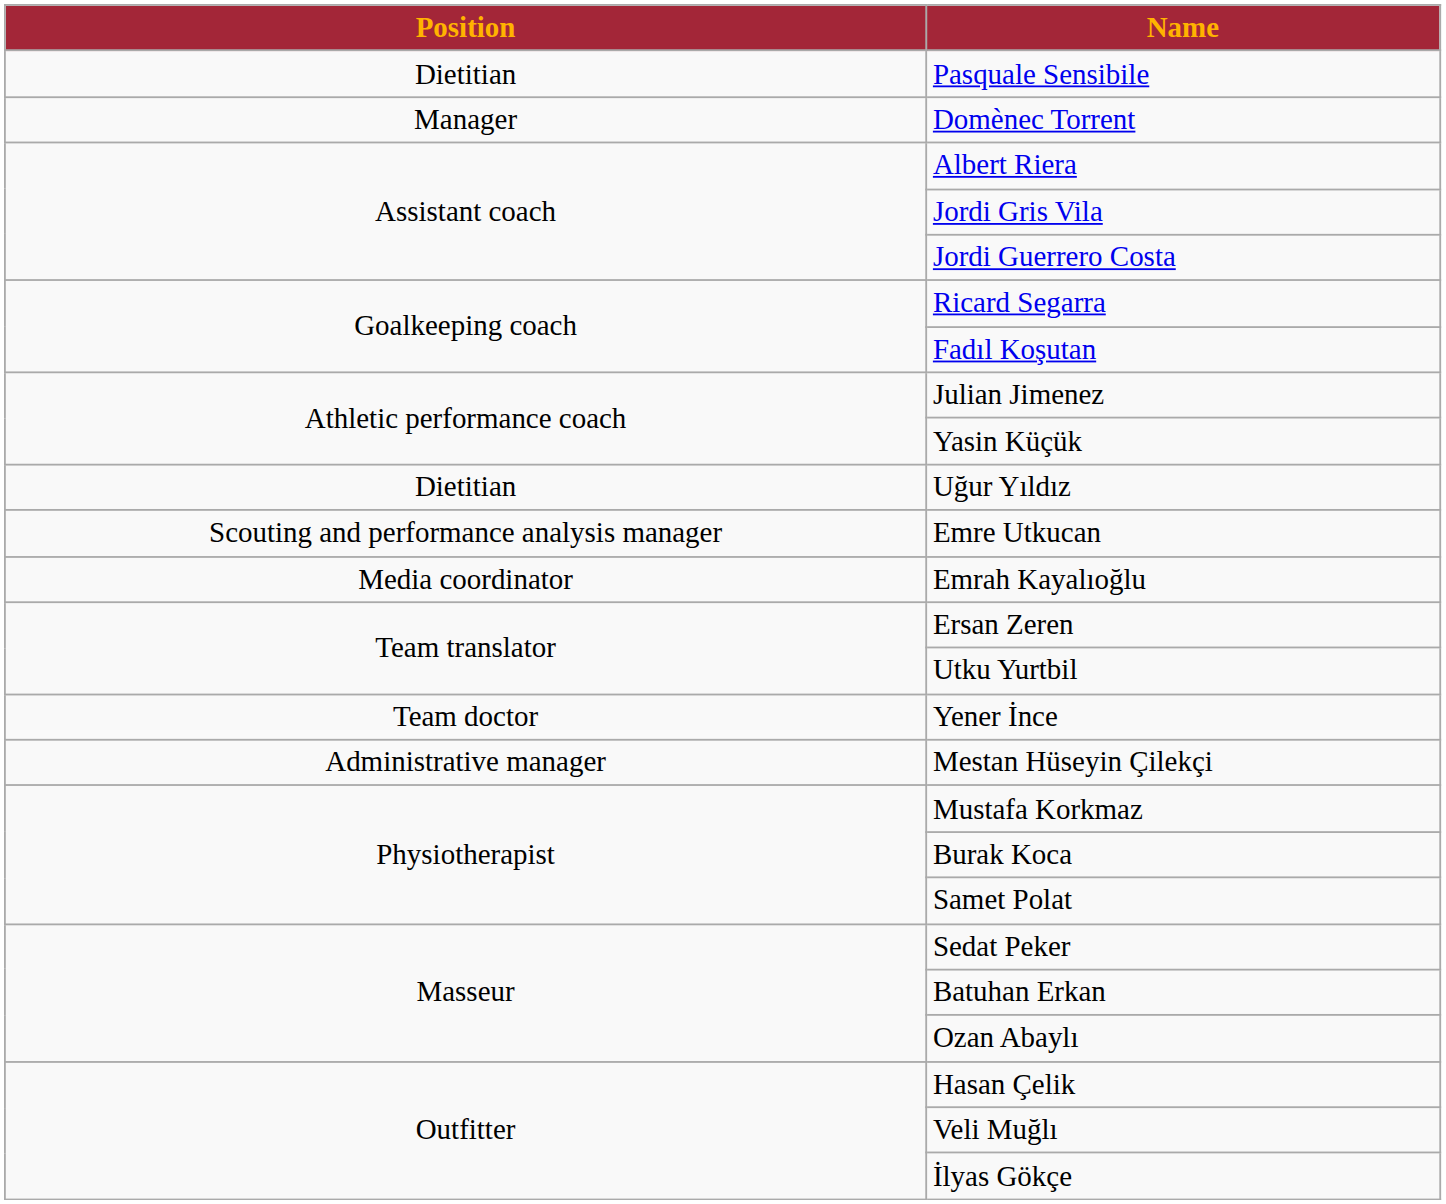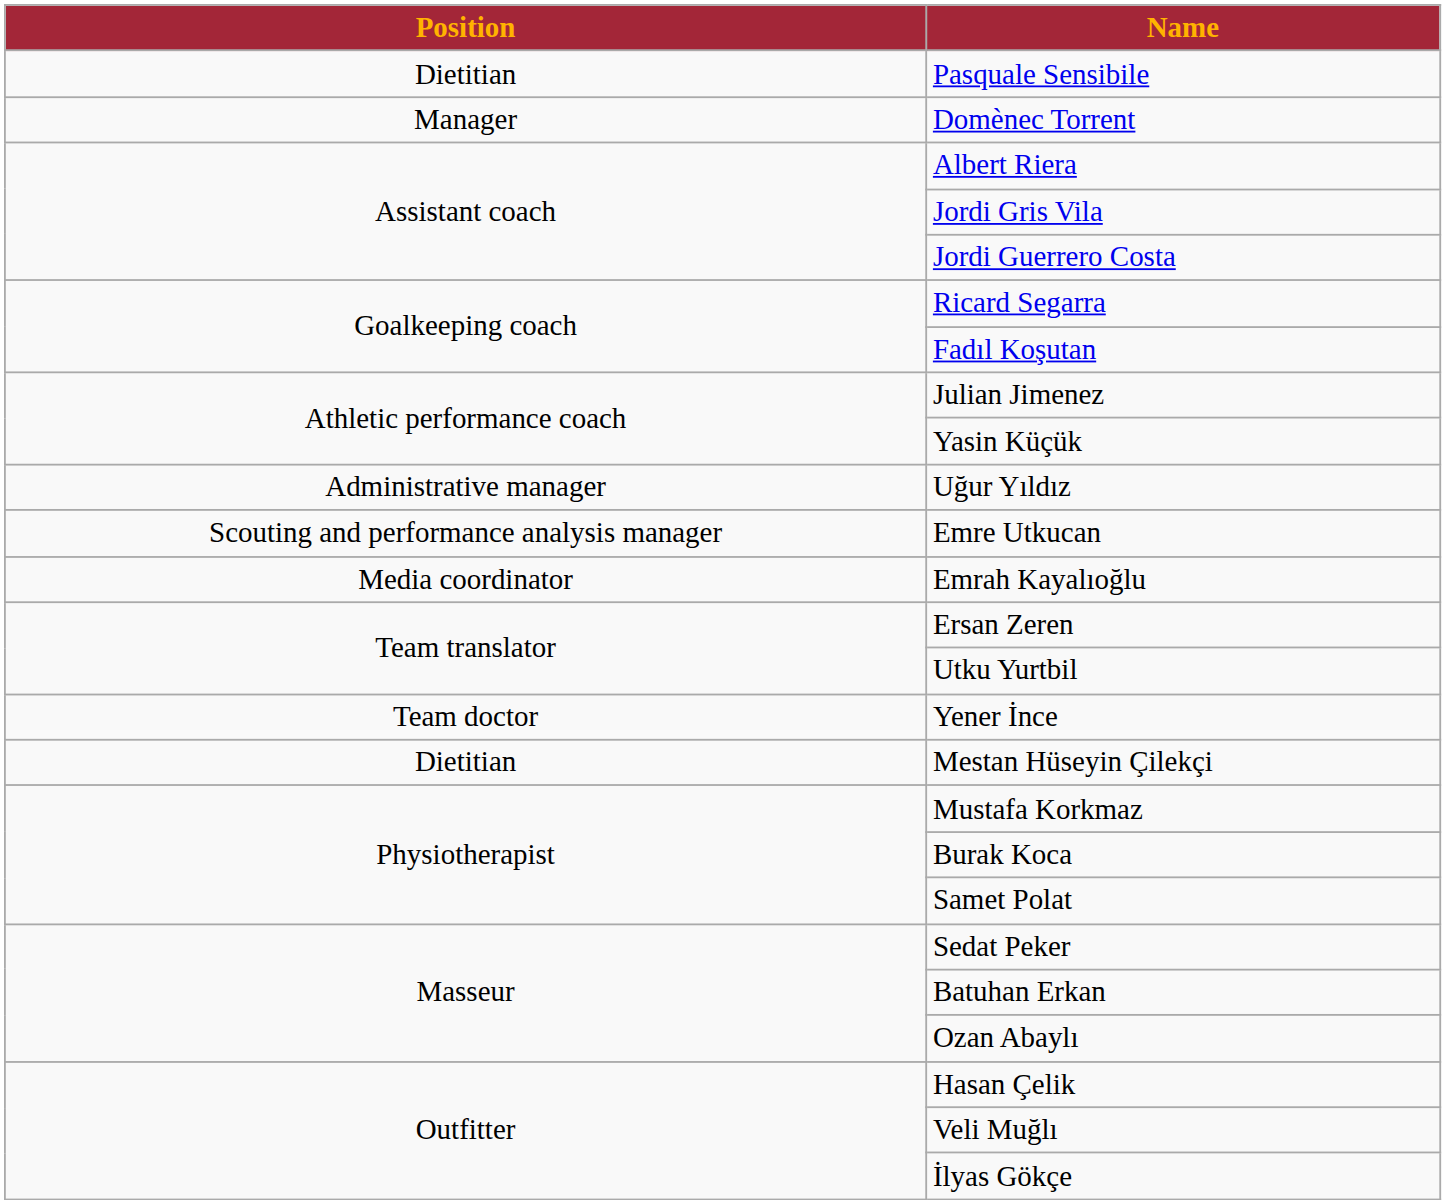(466, 486) Dietitian -> (466, 486) Administrative manager
(466, 762) Administrative manager -> (466, 762) Dietitian
